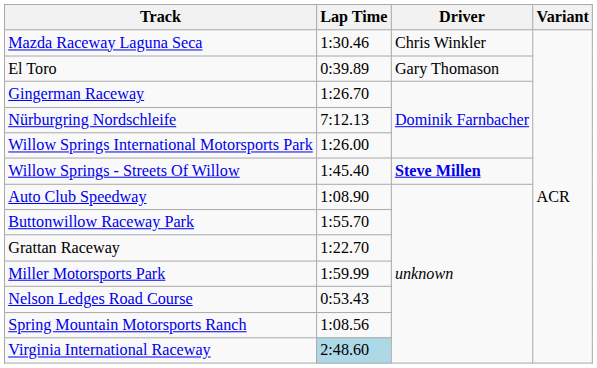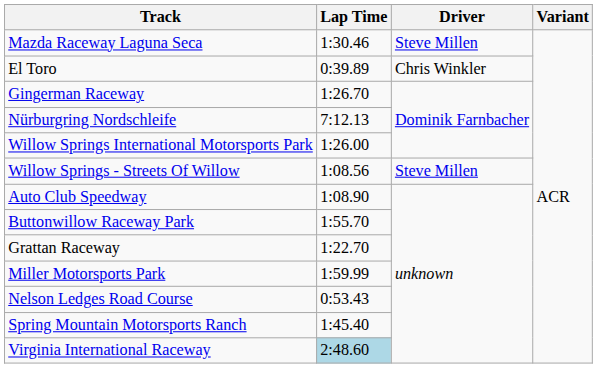(440, 42) Chris Winkler -> (436, 42) Steve Millen
(447, 68) Gary Thomason -> (440, 68) Chris Winkler
(345, 171) 1:45.40 -> (345, 171) 1:08.56
(438, 171) bold -> (436, 171) normal
(345, 324) 1:08.56 -> (345, 324) 1:45.40
